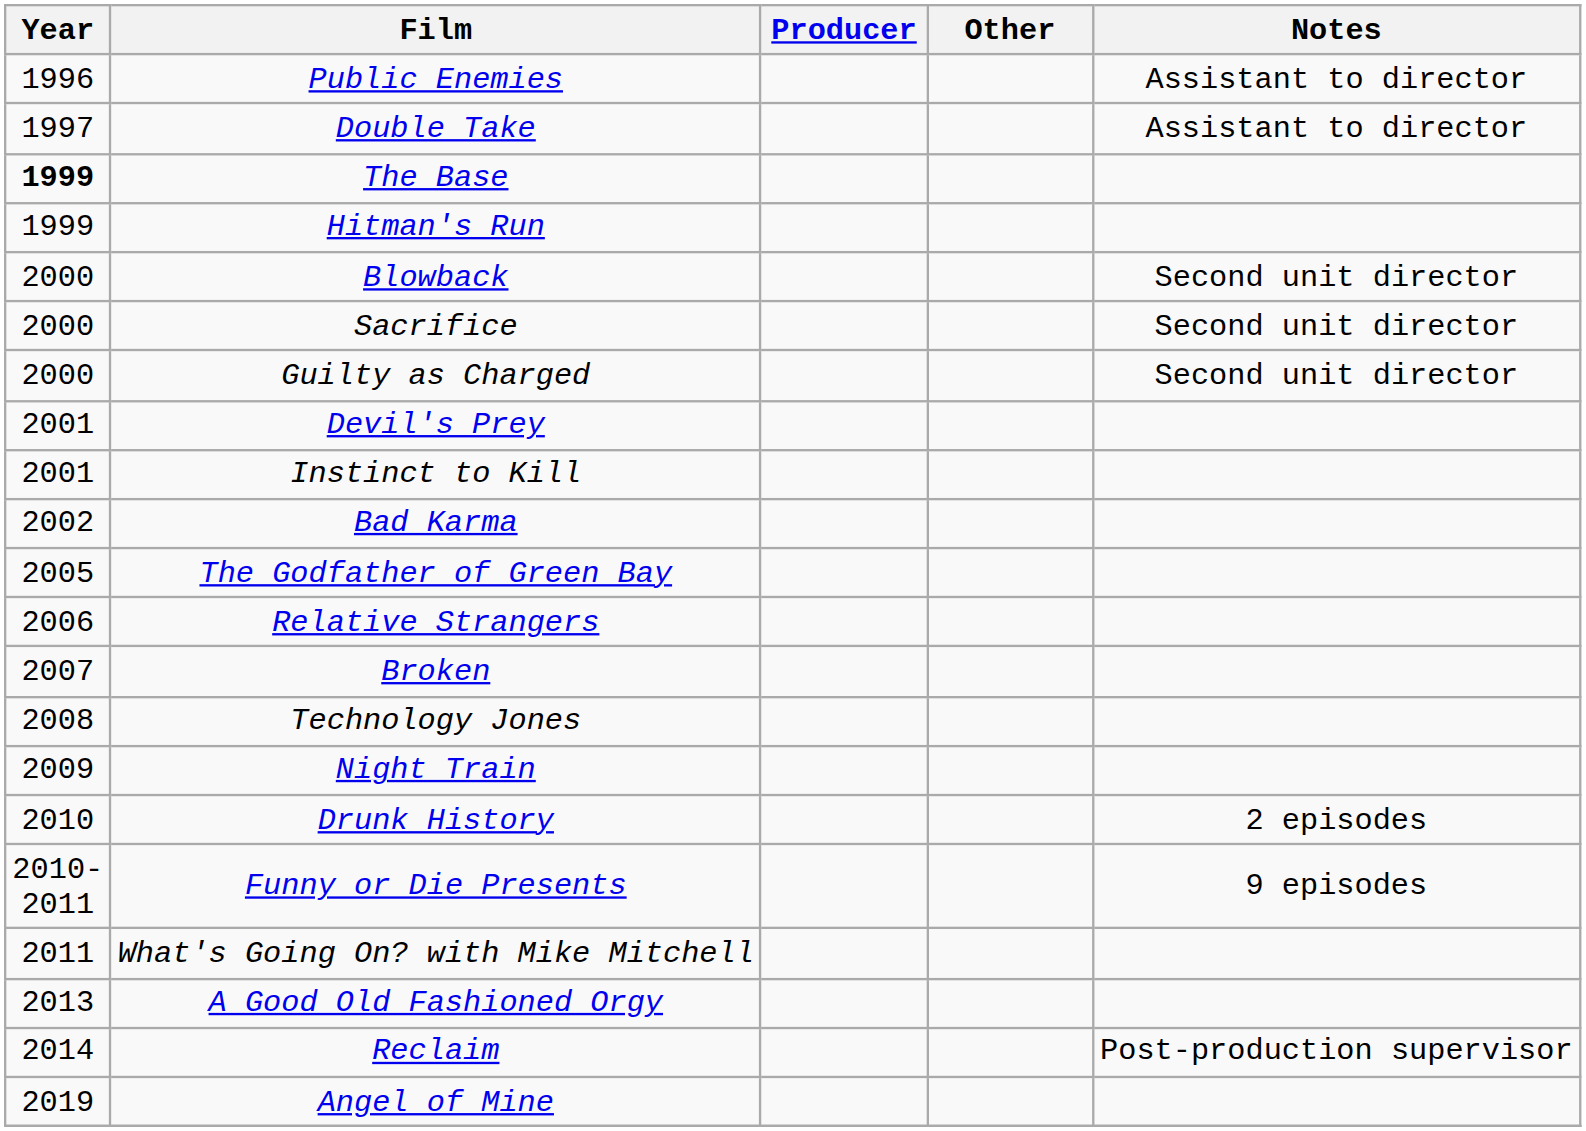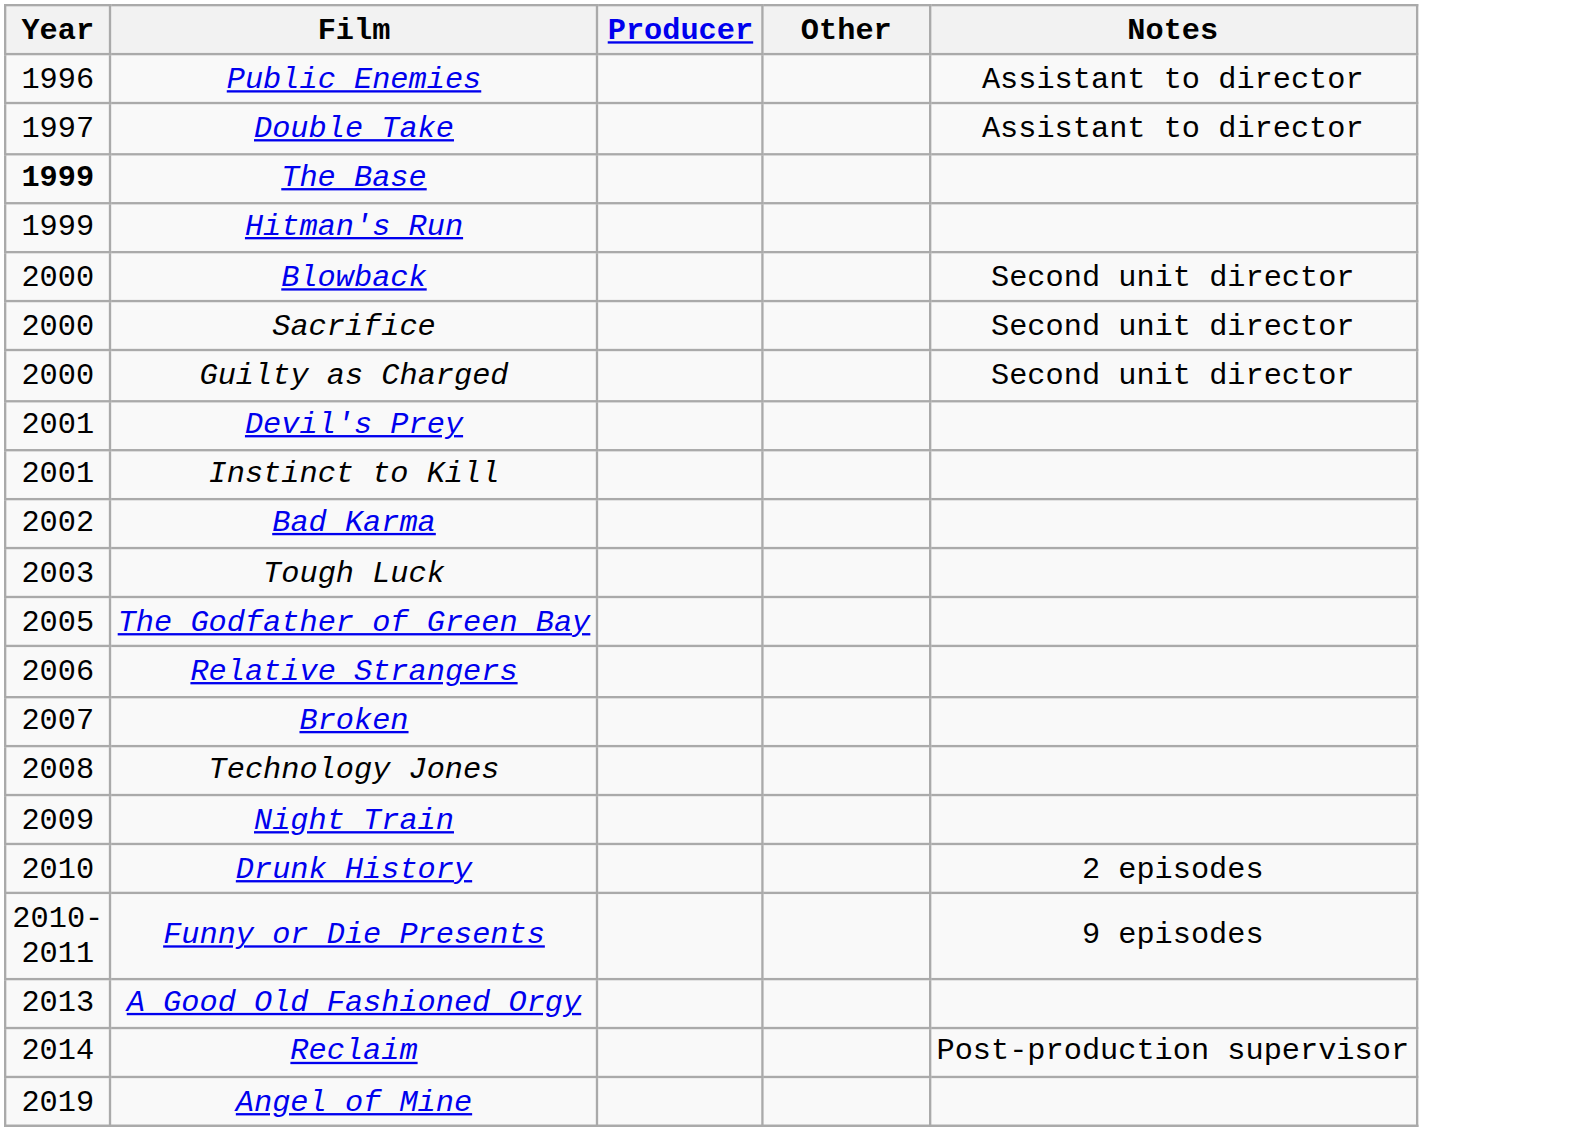+ row: (354, 573)
- row: (436, 953)
